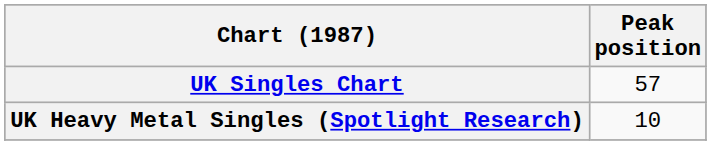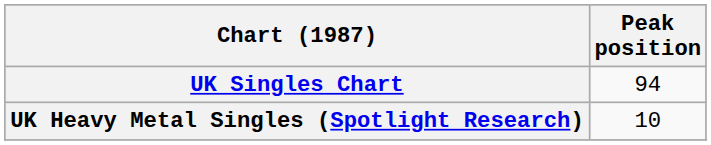(648, 85) 57 -> (648, 85) 94
